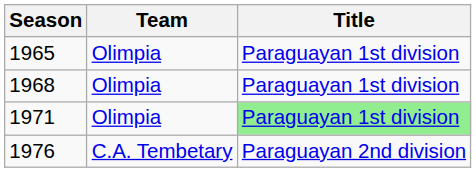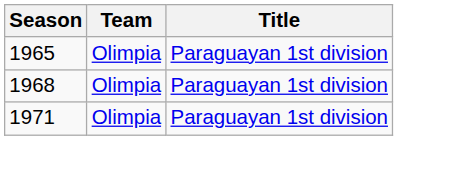(351, 118) lightgreen background -> (279, 118) no background
- row: (32, 150)
